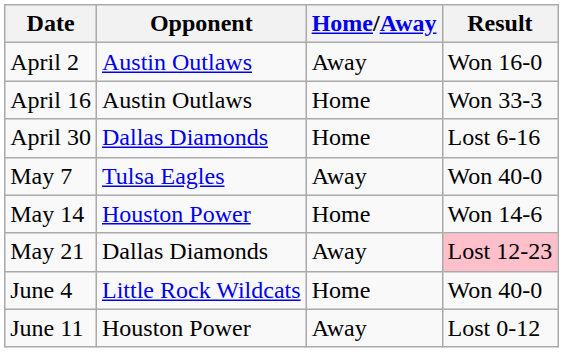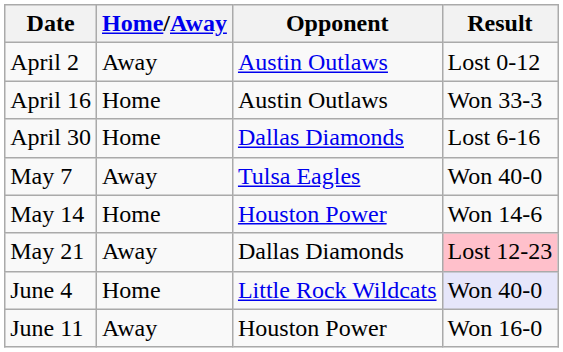columns swapped: (201, 23) <-> (374, 23)
(495, 61) Won 16-0 -> (494, 61) Lost 0-12
(495, 289) no background -> (495, 289) lavender background
(494, 328) Lost 0-12 -> (495, 328) Won 16-0
